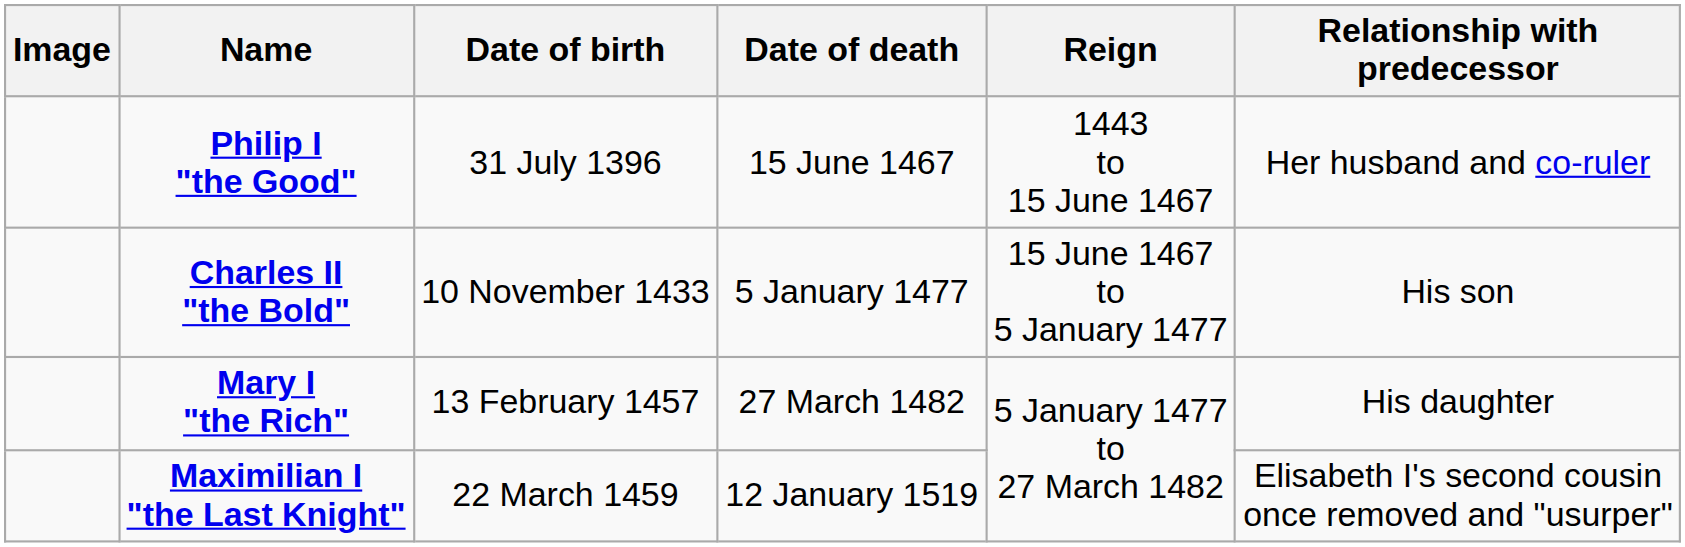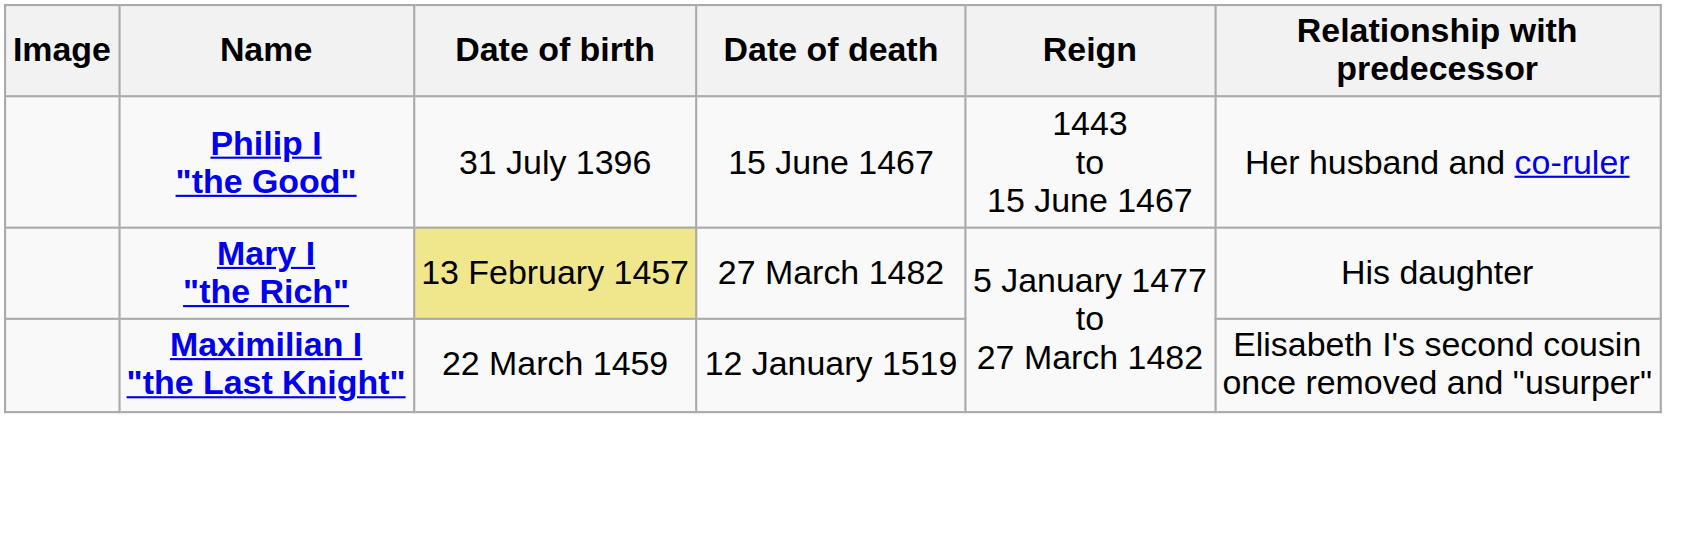- row: (266, 291)
(565, 402) no background -> (555, 272) khaki background
